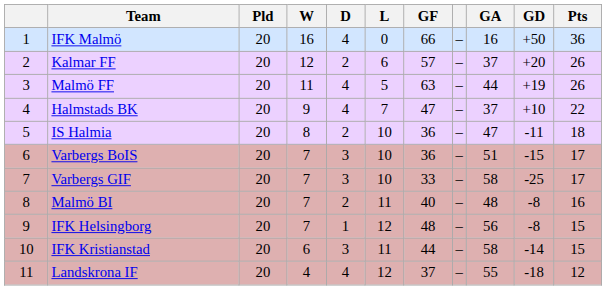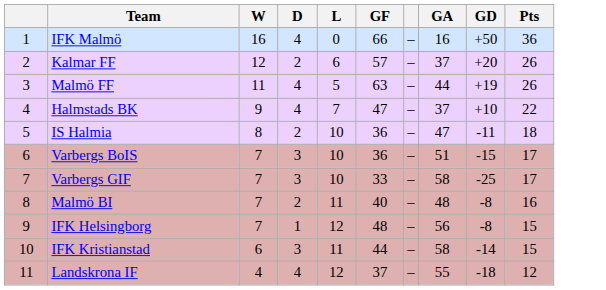- column: (263, 16)
